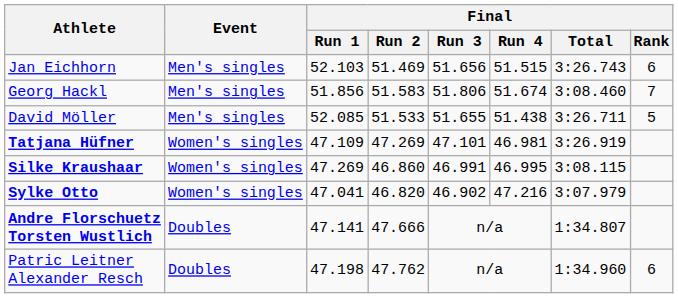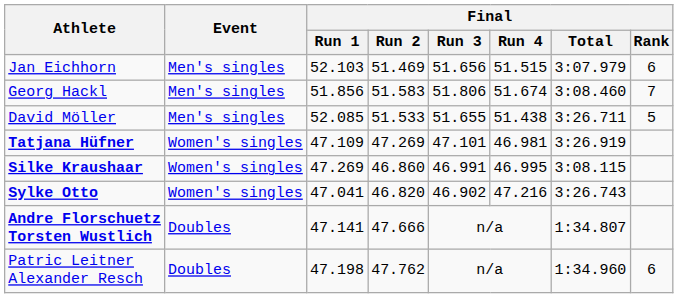(590, 67) 3:26.743 -> (590, 67) 3:07.979
(590, 193) 3:07.979 -> (590, 193) 3:26.743
